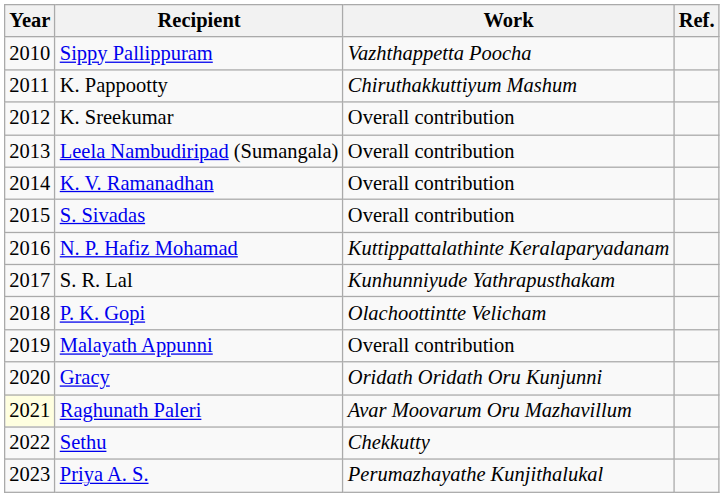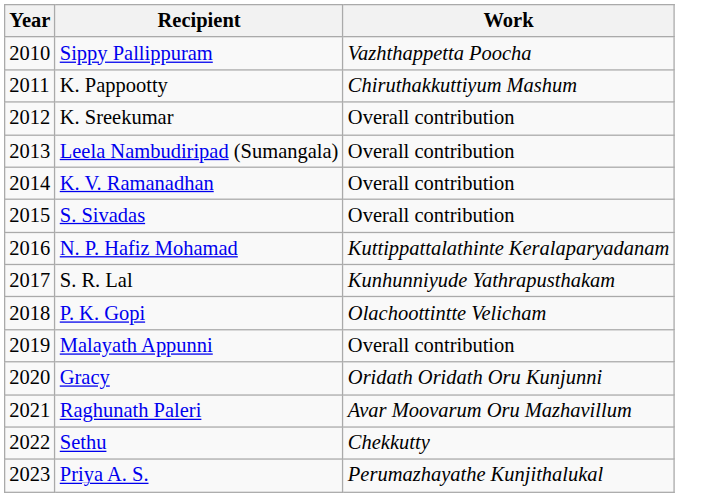- column: (697, 20)
(30, 410) lightyellow background -> (30, 410) no background
